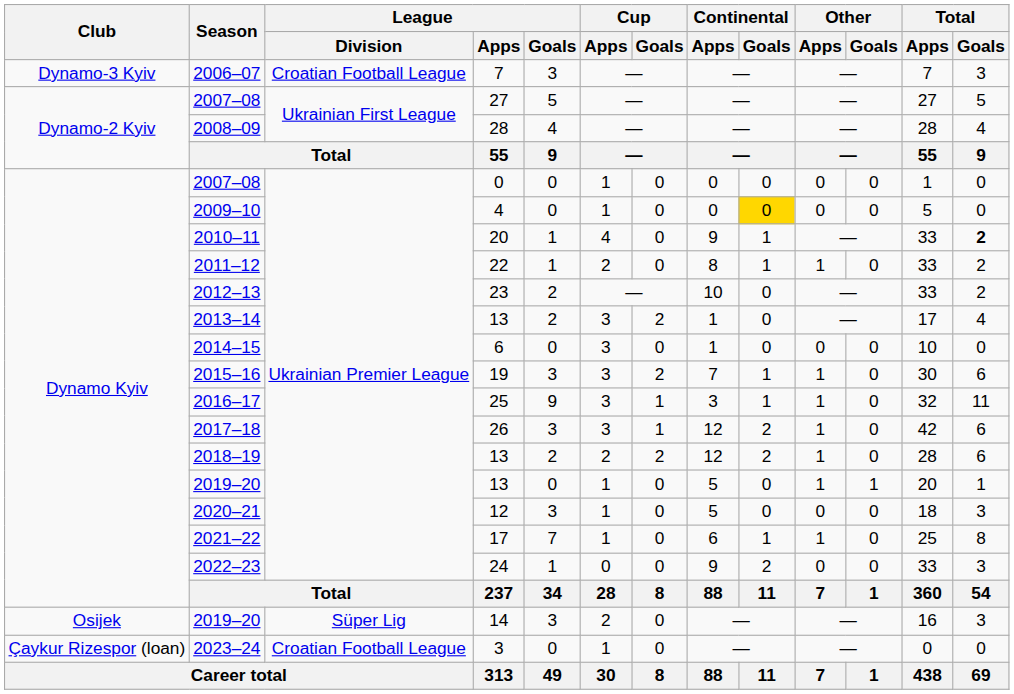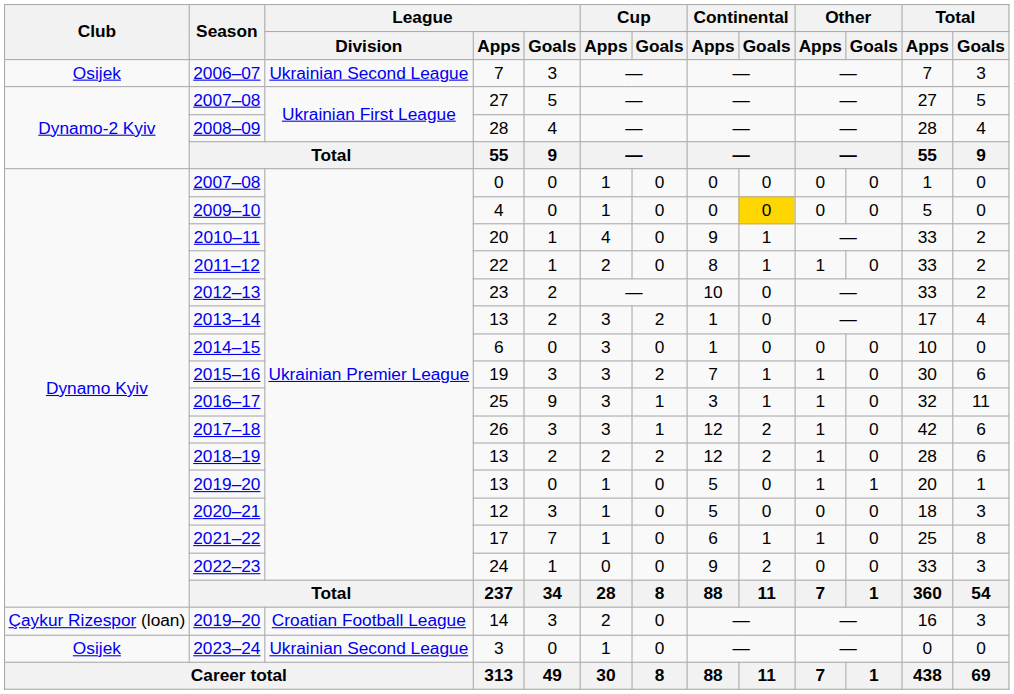(97, 73) Dynamo-3 Kyiv -> (97, 73) Osijek
(369, 73) Croatian Football League -> (369, 73) Ukrainian Second League
(981, 237) bold -> (981, 237) normal
(97, 621) Osijek -> (97, 621) Çaykur Rizespor (loan)
(369, 621) Süper Lig -> (369, 621) Croatian Football League
(97, 648) Çaykur Rizespor (loan) -> (97, 648) Osijek
(369, 648) Croatian Football League -> (369, 648) Ukrainian Second League
